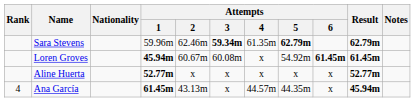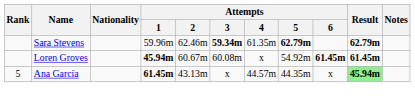- row: (59, 74)
(18, 89) 4 -> (18, 74) 5
(365, 89) no background -> (365, 74) lightgreen background
